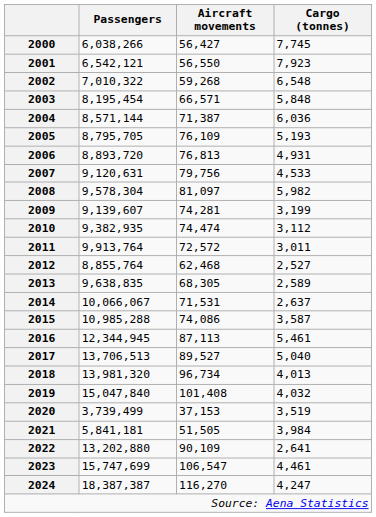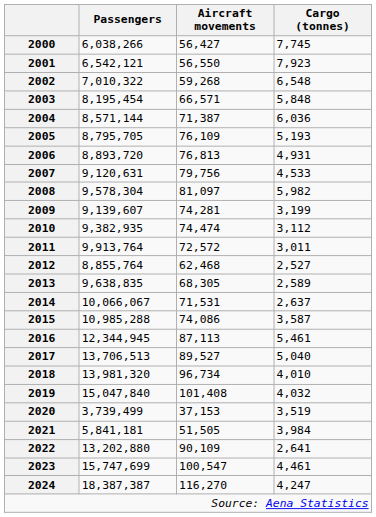(294, 375) 4,013 -> (294, 375) 4,010
(203, 467) 106,547 -> (203, 467) 100,547
